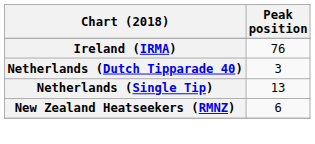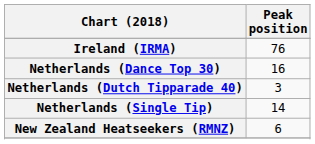+ row: (125, 68)
(278, 88) 13 -> (278, 108) 14
